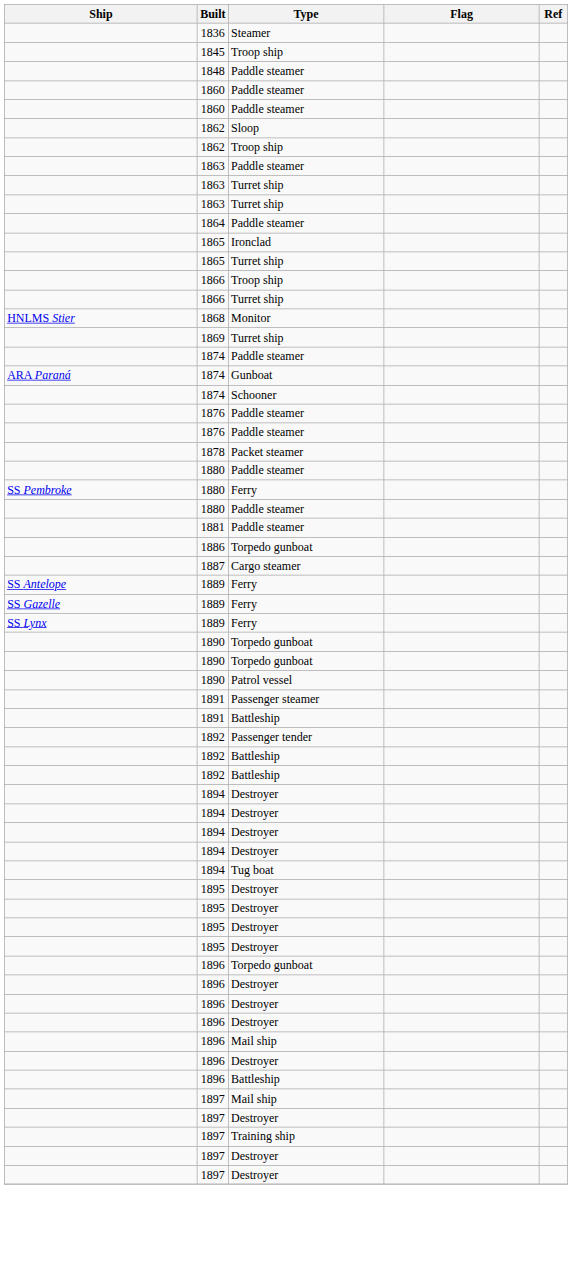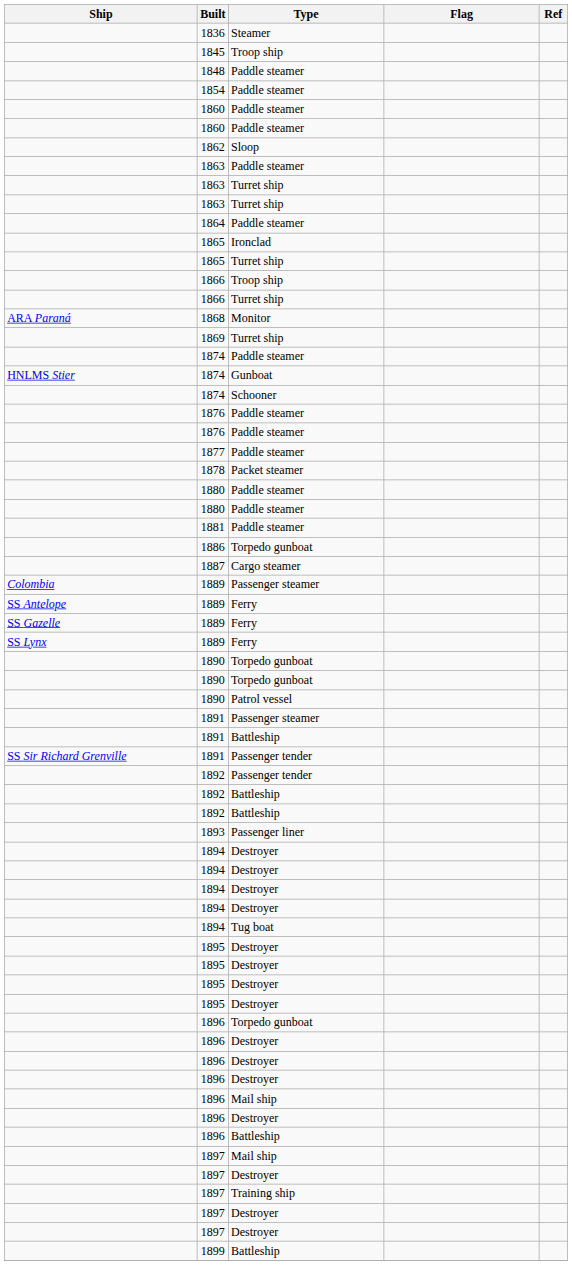+ row: (213, 90)
- row: (213, 147)
(41, 318) HNLMS Stier -> (39, 318) ARA Paraná
(39, 375) ARA Paraná -> (41, 375) HNLMS Stier
+ row: (213, 451)
- row: (213, 489)
+ row: (213, 584)
+ row: (213, 756)
+ row: (213, 832)
+ row: (213, 1251)
